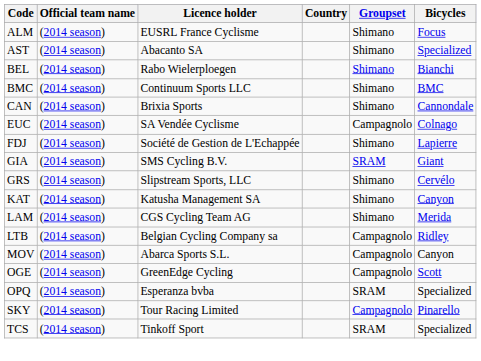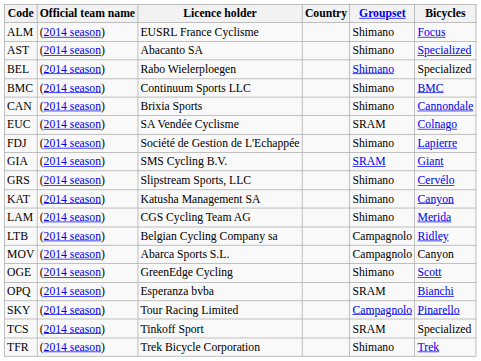(436, 69) Bianchi -> (444, 69) Specialized
(382, 124) Campagnolo -> (369, 124) SRAM
(382, 273) Campagnolo -> (373, 273) Shimano
(444, 291) Specialized -> (436, 291) Bianchi
+ row: (18, 347)
